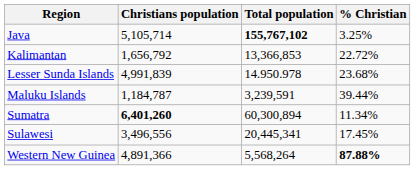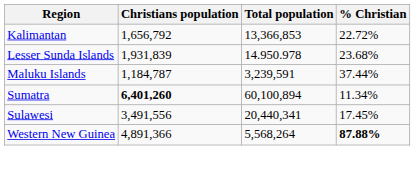- row: (19, 34)
(146, 74) 4,991,839 -> (146, 54) 1,931,839
(359, 94) 39.44% -> (359, 74) 37.44%
(273, 114) 60,300,894 -> (273, 94) 60,100,894
(146, 134) 3,496,556 -> (146, 114) 3,491,556
(273, 134) 20,445,341 -> (273, 114) 20,440,341
